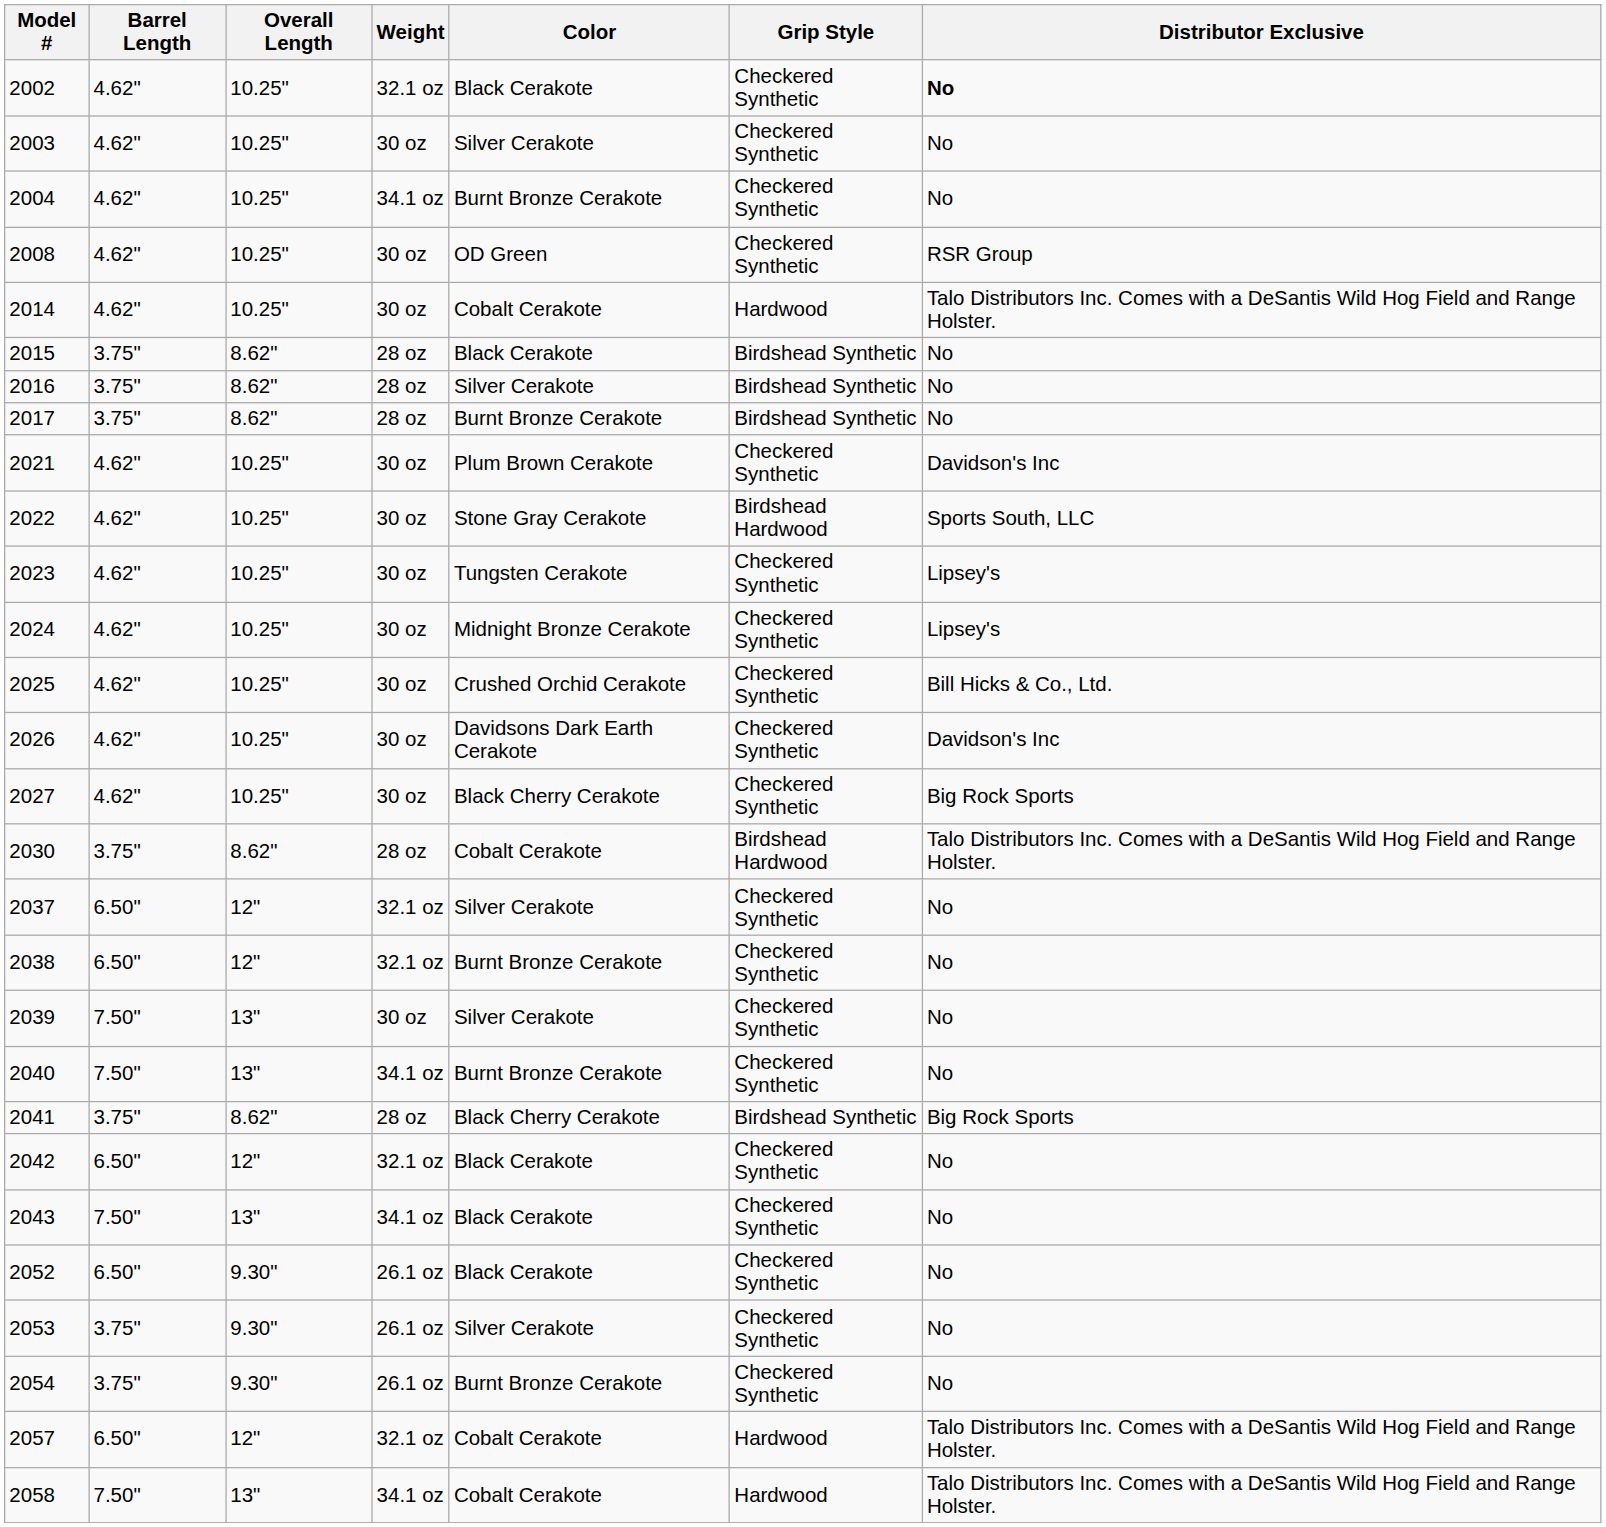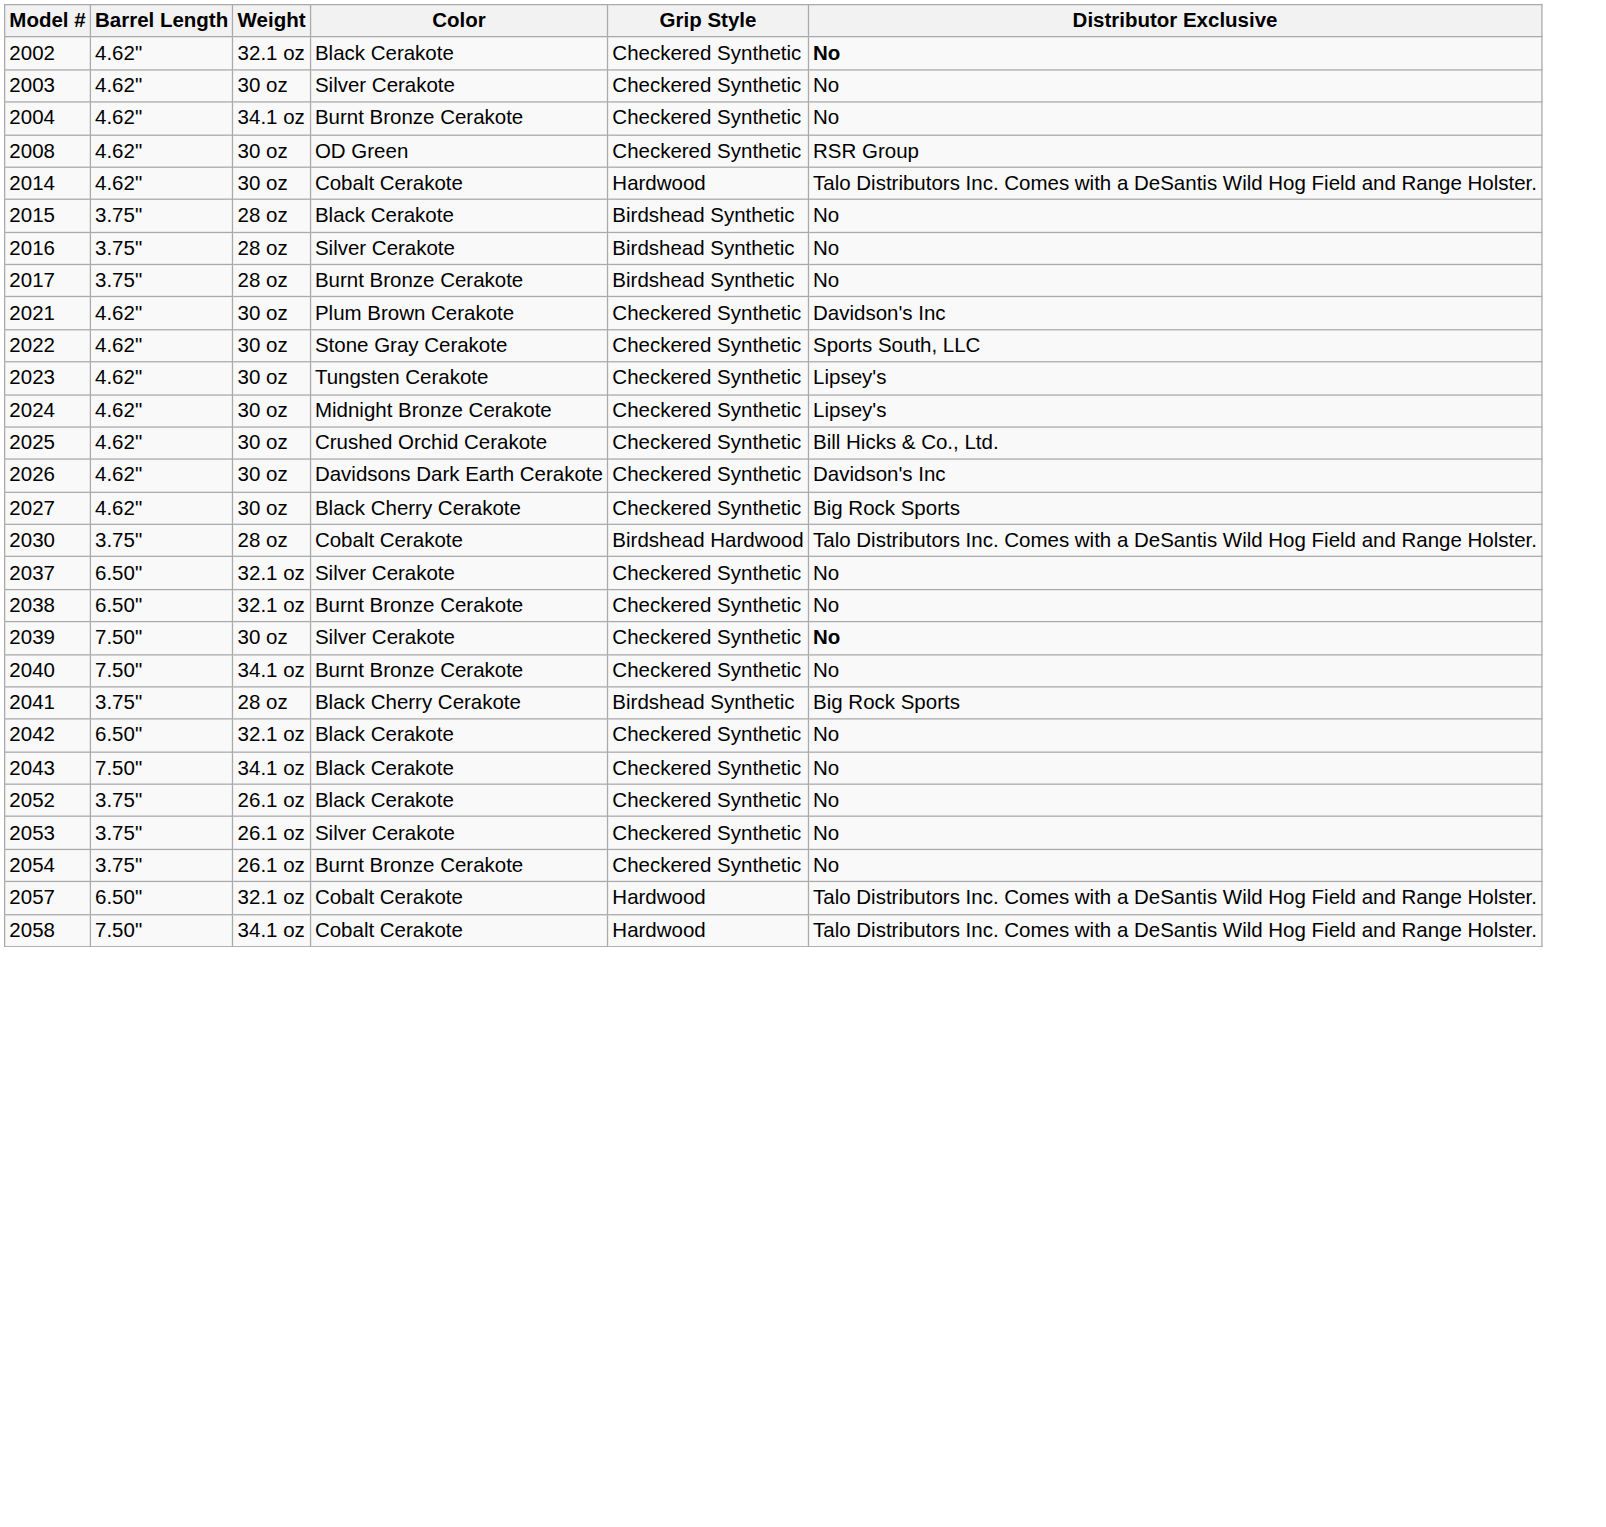- column: (299, 32)
(781, 518) Birdshead Hardwood -> (707, 345) Checkered Synthetic
(940, 1018) normal -> (827, 637) bold
(117, 1272) 6.50" -> (119, 800) 3.75"
